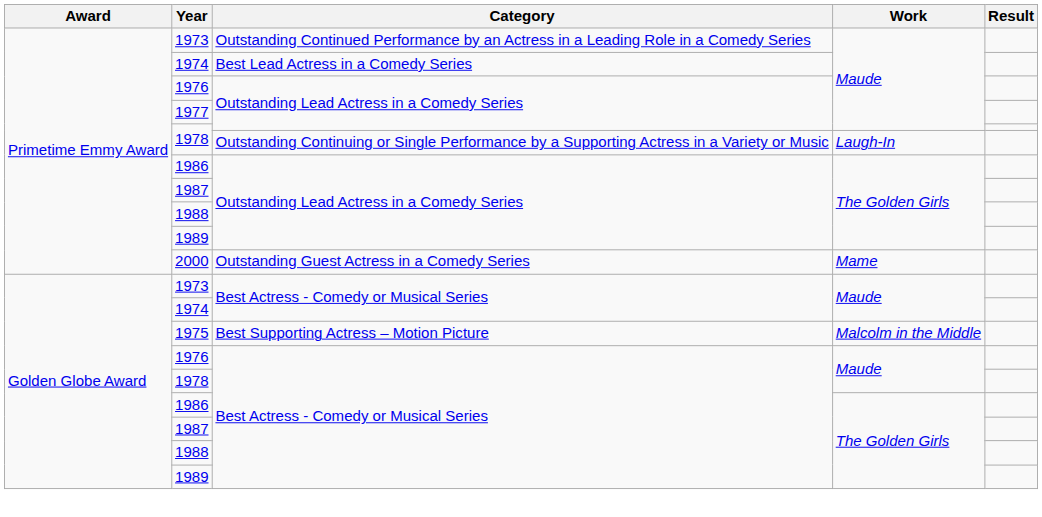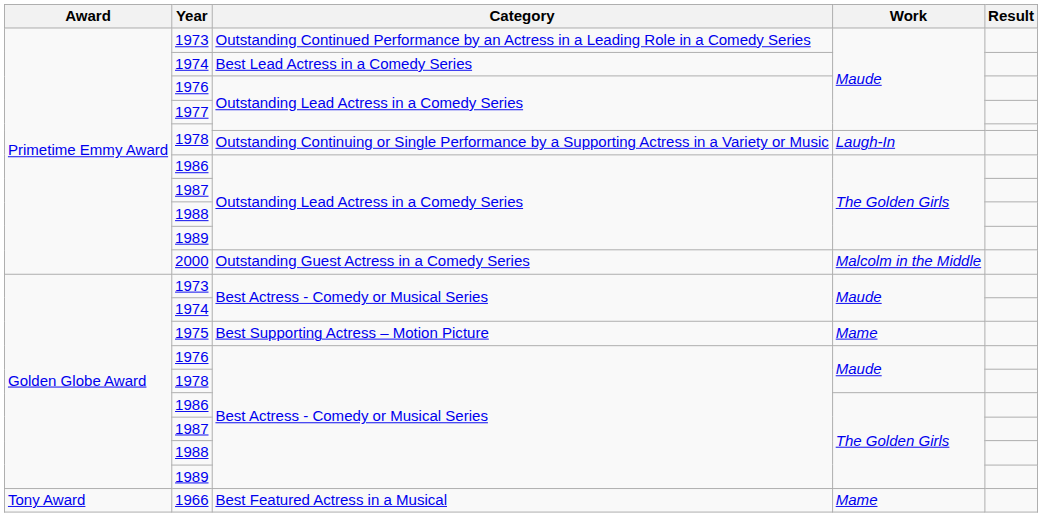(857, 261) Mame -> (908, 261) Malcolm in the Middle
(908, 333) Malcolm in the Middle -> (857, 333) Mame
+ row: (192, 500)
